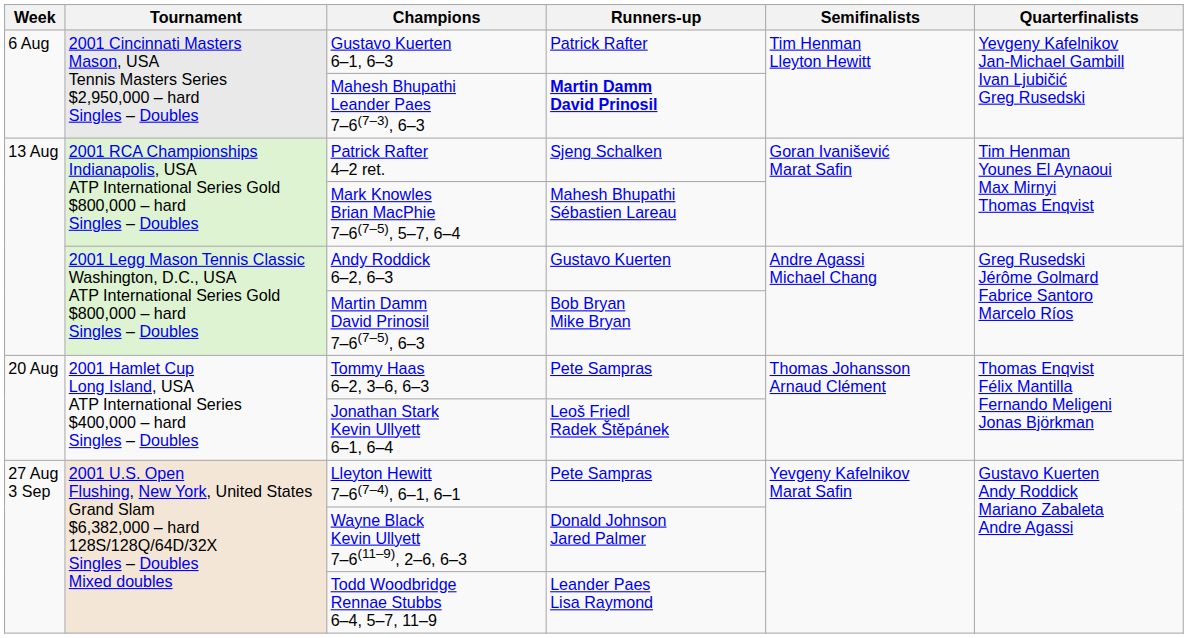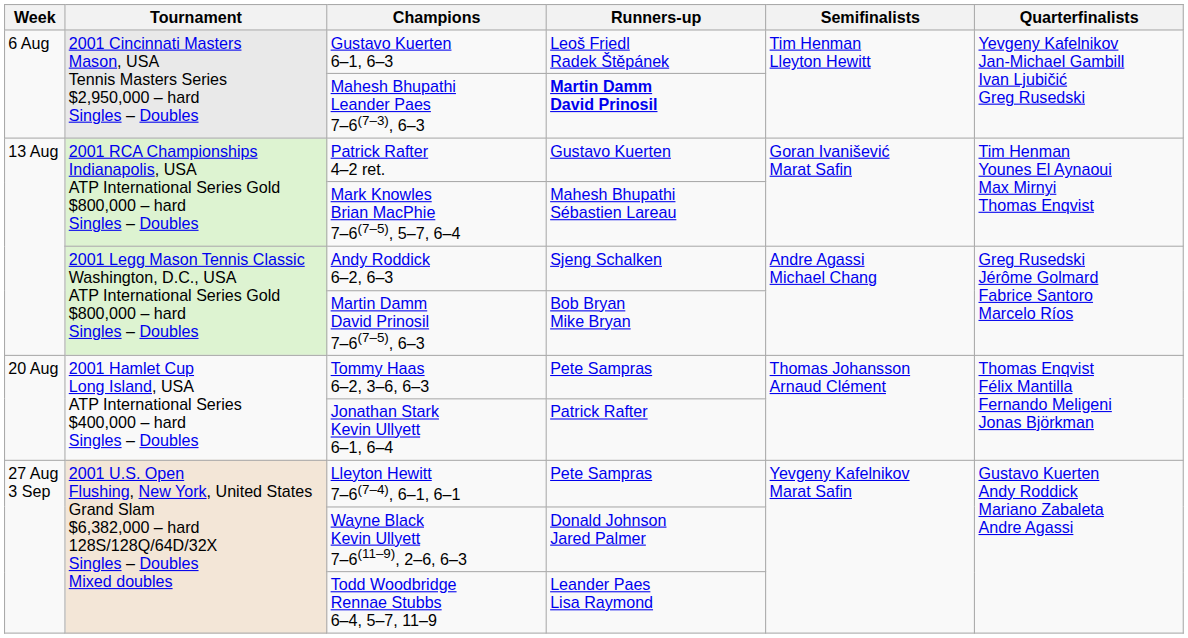(599, 43) Patrick Rafter -> (610, 52) Leoš Friedl Radek Štěpánek
(606, 151) Sjeng Schalken -> (611, 151) Gustavo Kuerten
(611, 260) Gustavo Kuerten -> (606, 260) Sjeng Schalken
(610, 420) Leoš Friedl Radek Štěpánek -> (599, 411) Patrick Rafter
